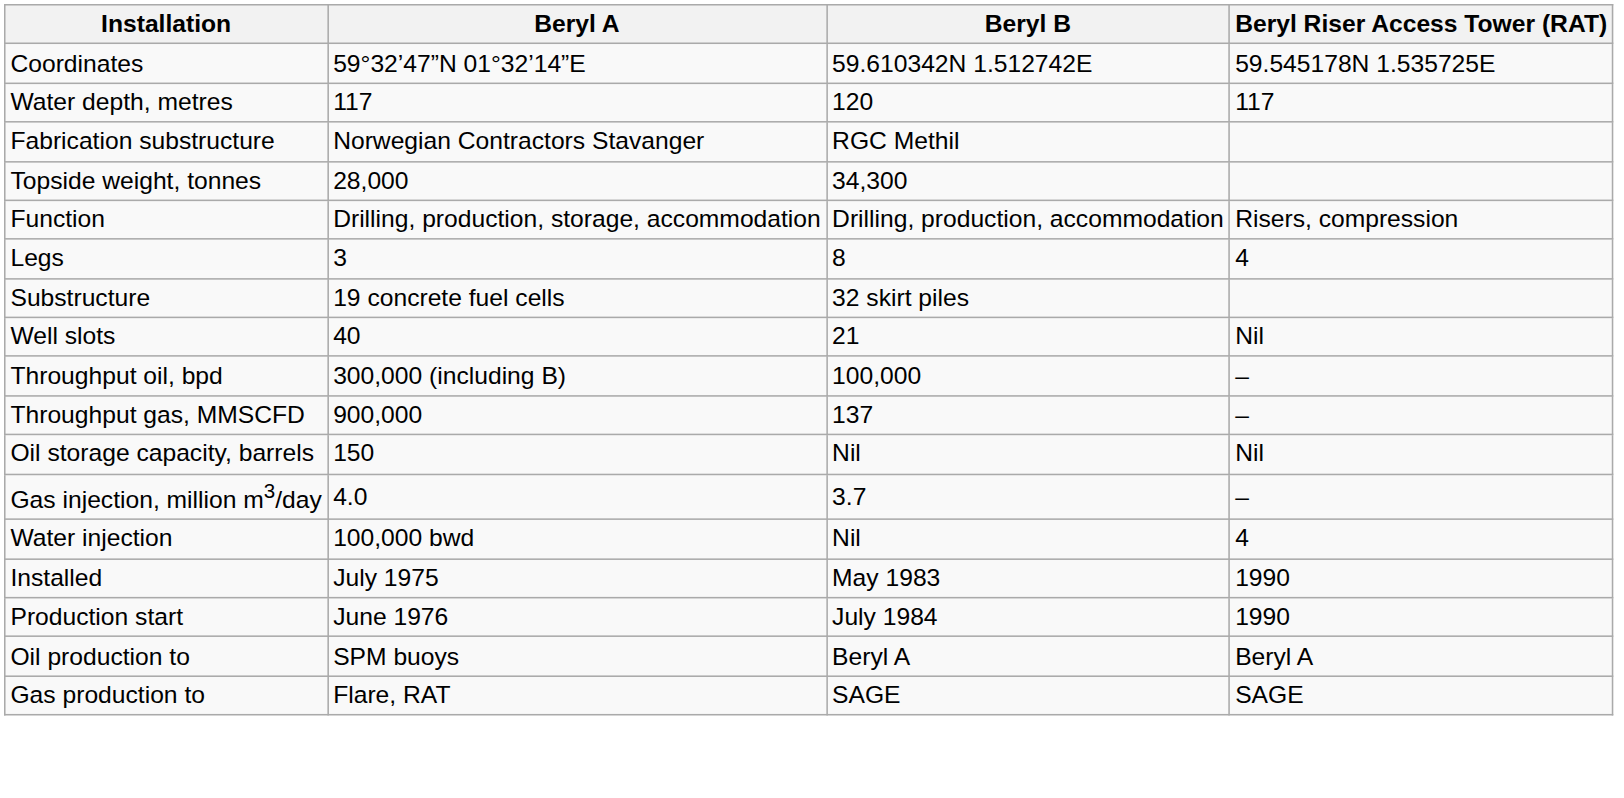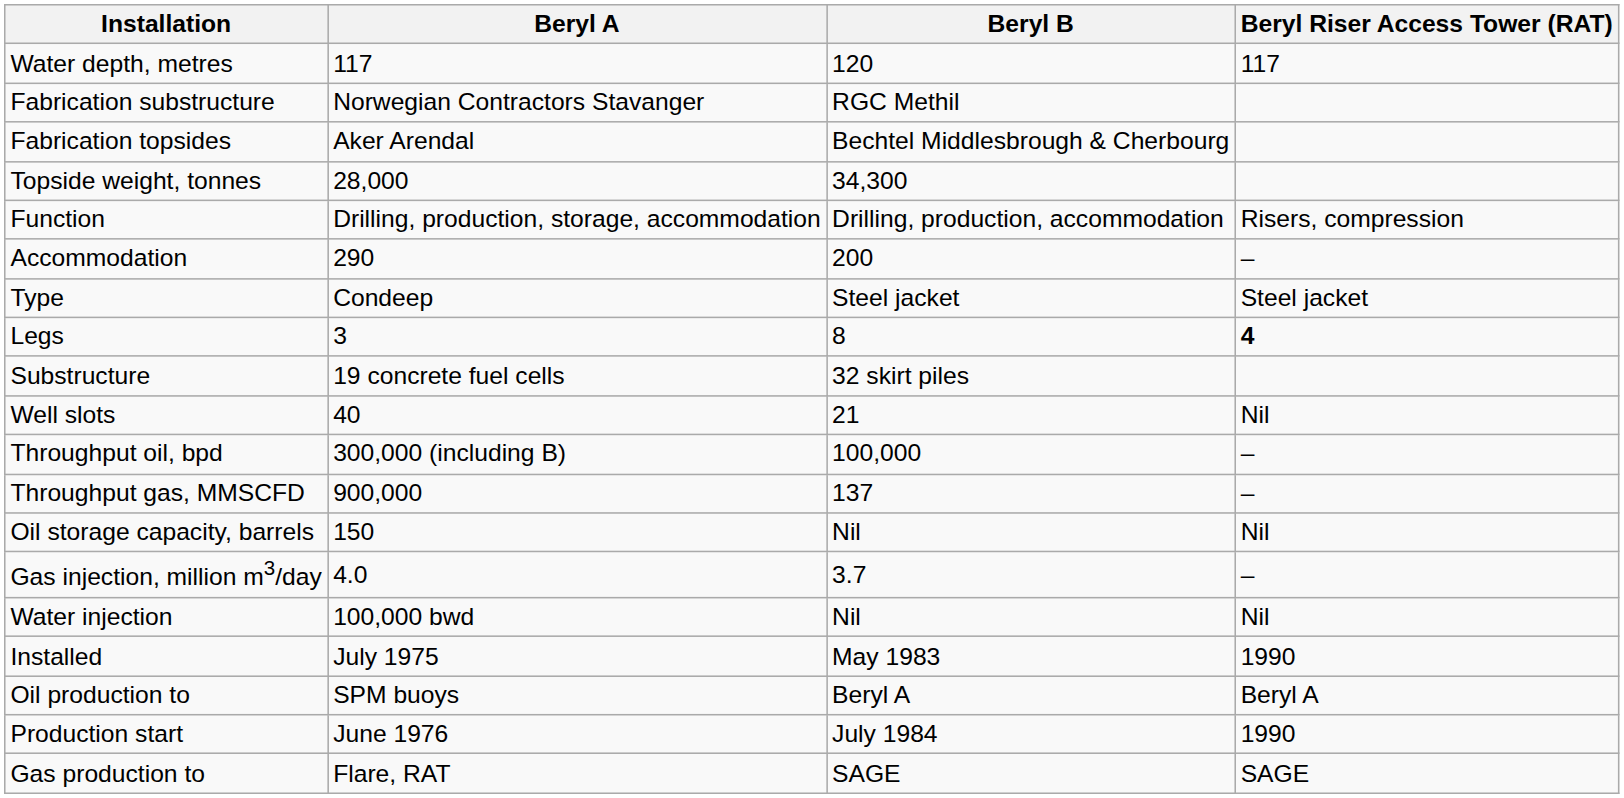- row: (77, 63)
+ row: (121, 141)
+ row: (99, 258)
+ row: (37, 297)
(1242, 258) normal -> (1248, 336) bold
(1242, 538) 4 -> (1255, 616) Nil
rows swapped: (97, 616) <-> (100, 655)
